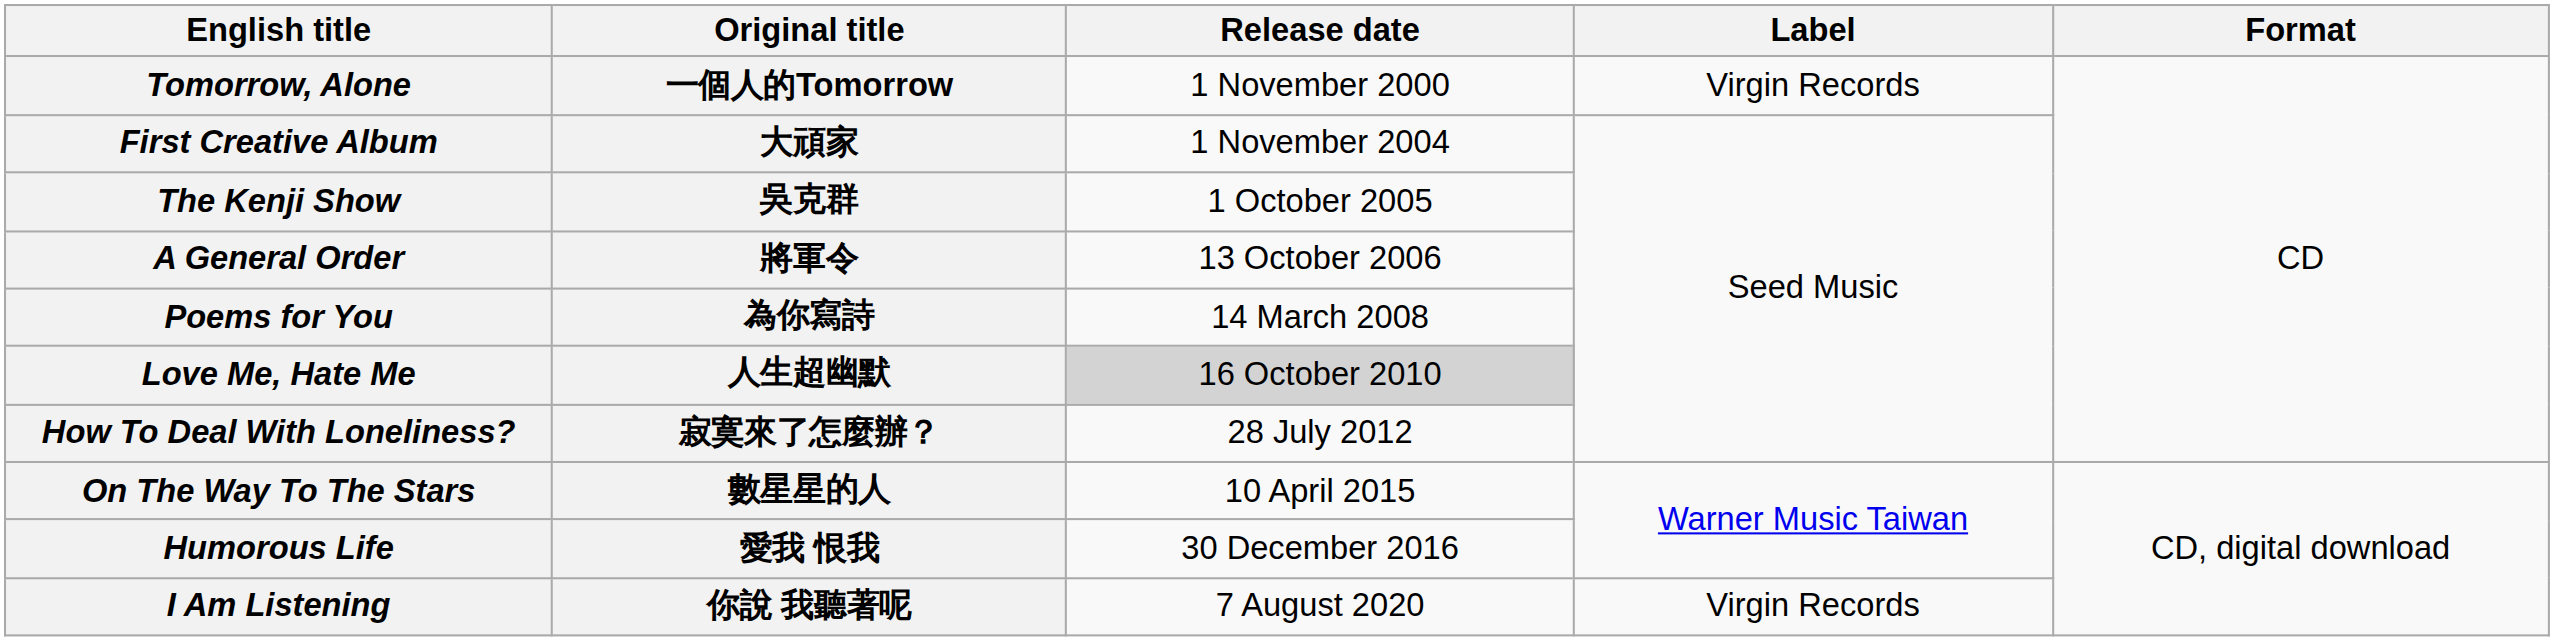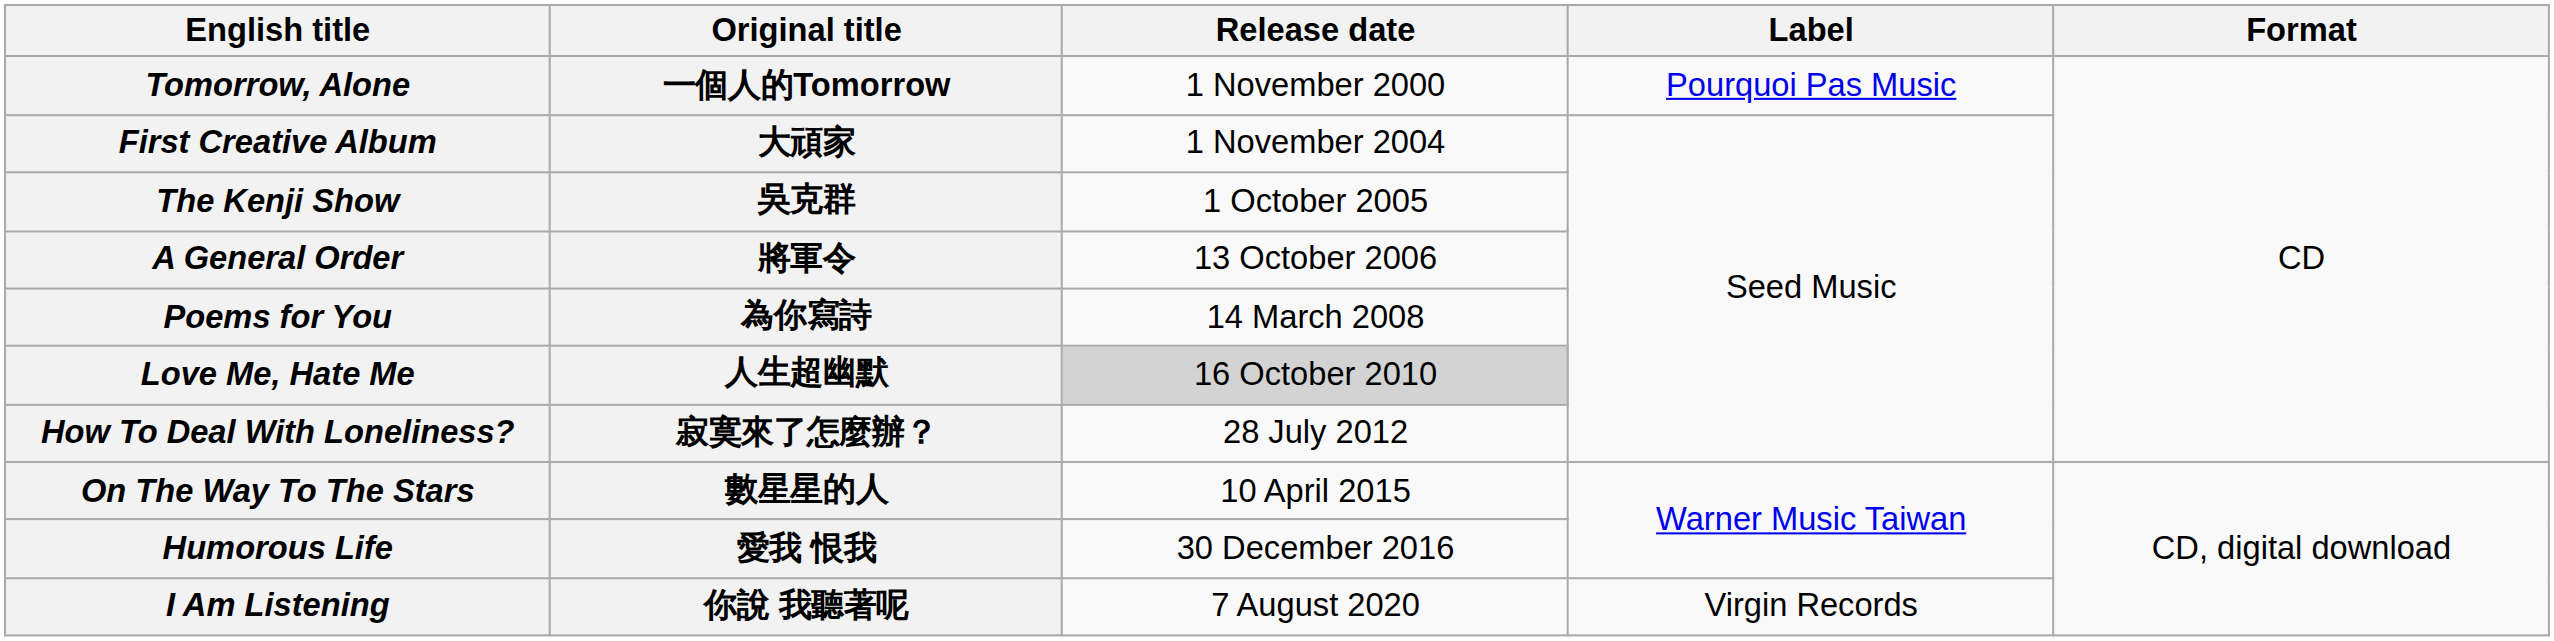(1813, 85) Virgin Records -> (1811, 85) Pourquoi Pas Music
